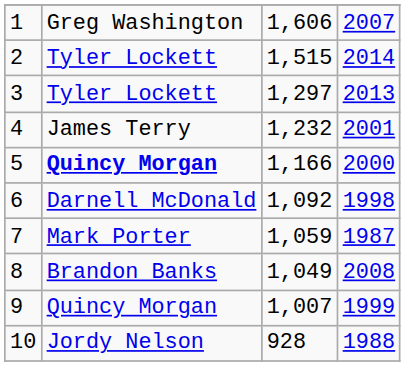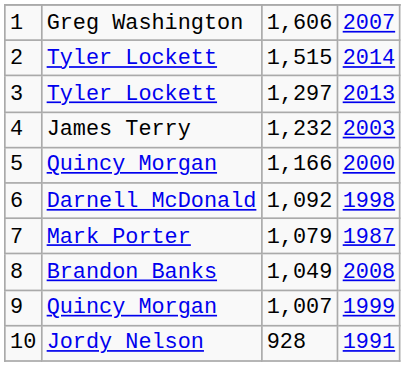(369, 129) 2001 -> (369, 129) 2003
(132, 165) bold -> (132, 165) normal
(300, 236) 1,059 -> (300, 236) 1,079
(369, 343) 1988 -> (369, 343) 1991
